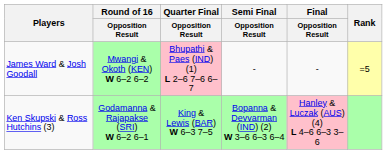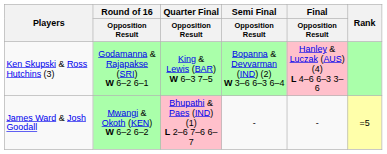rows swapped: (47, 123) <-> (46, 69)
